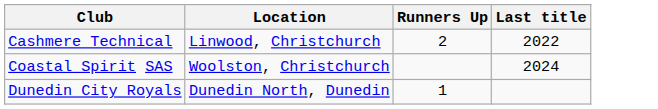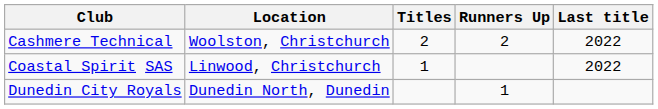+ column: (424, 17)
(285, 42) Linwood, Christchurch -> (289, 42) Woolston, Christchurch
(289, 67) Woolston, Christchurch -> (285, 67) Linwood, Christchurch
(541, 67) 2024 -> (603, 67) 2022
